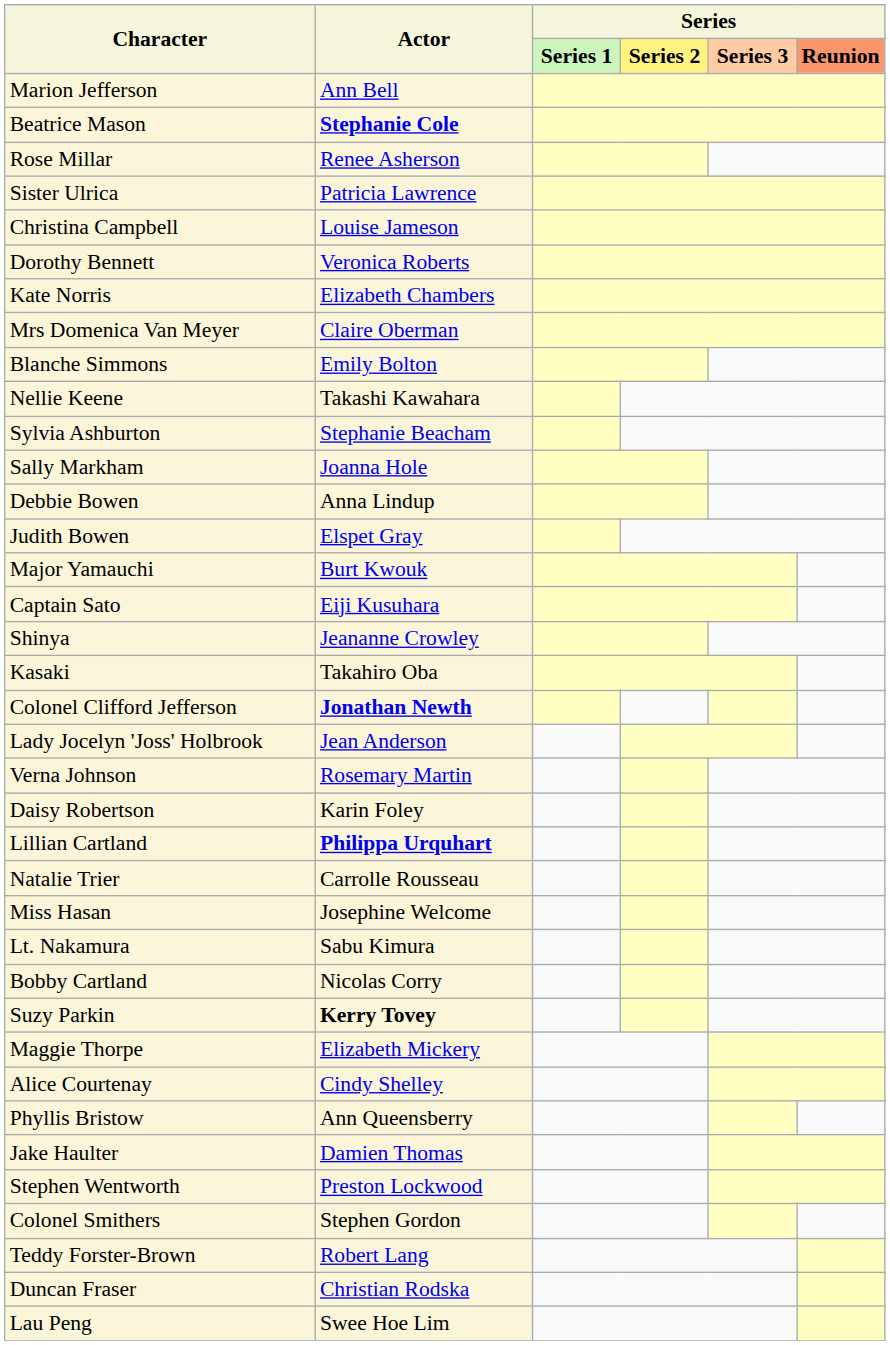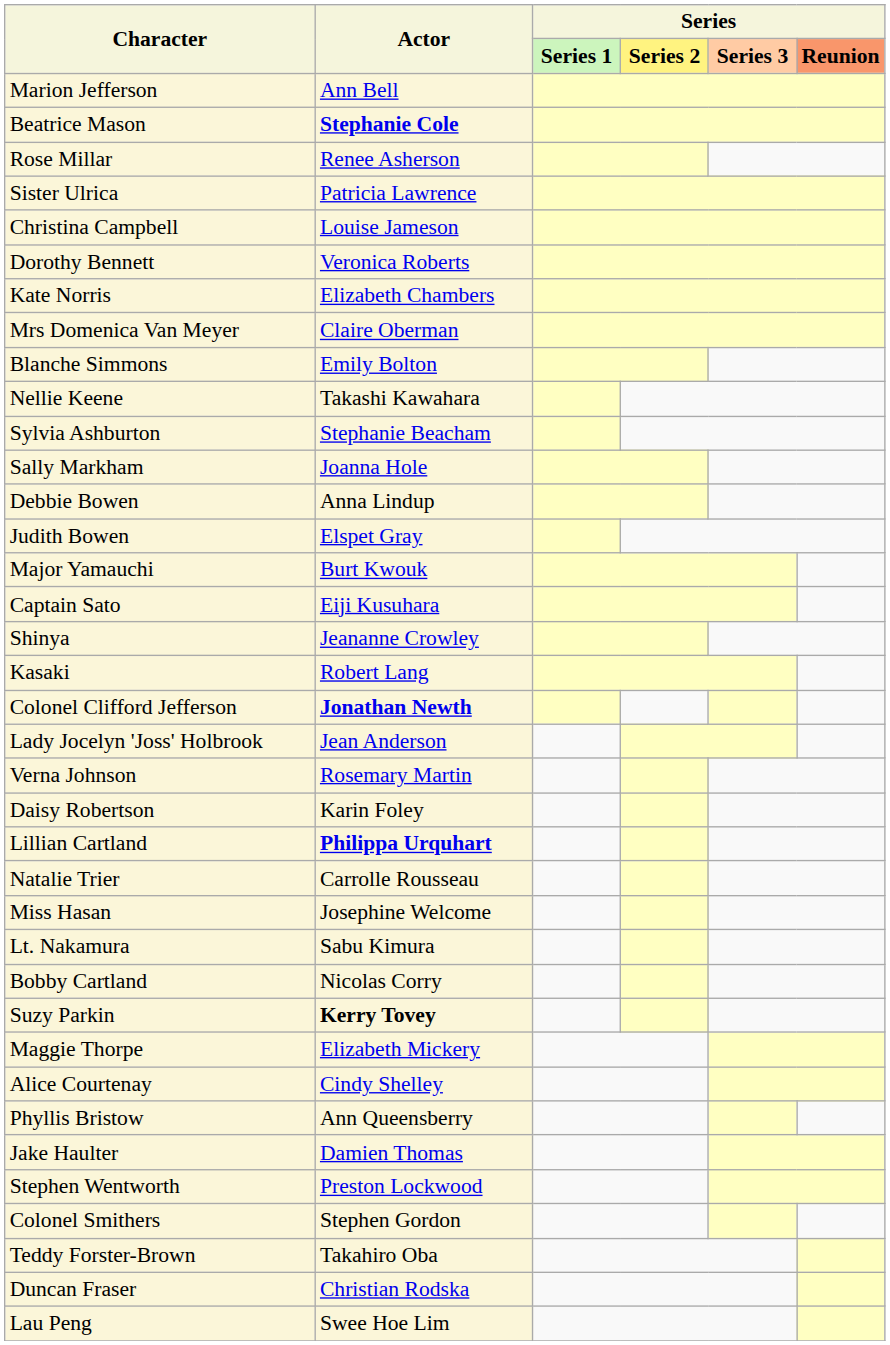(379, 672) Takahiro Oba -> (374, 672) Robert Lang
(374, 1254) Robert Lang -> (379, 1254) Takahiro Oba
